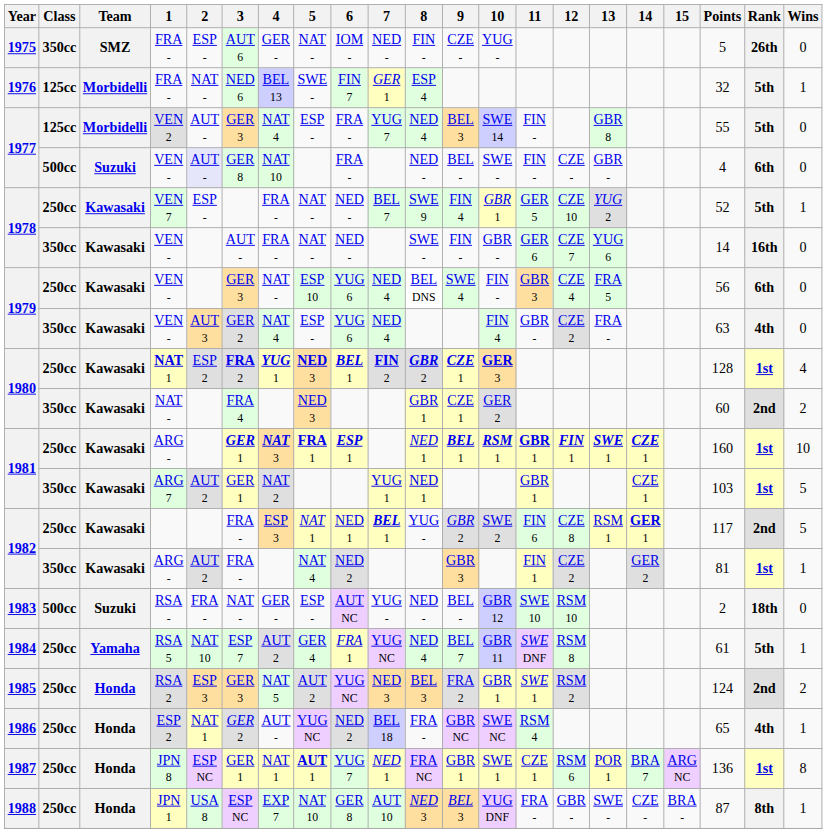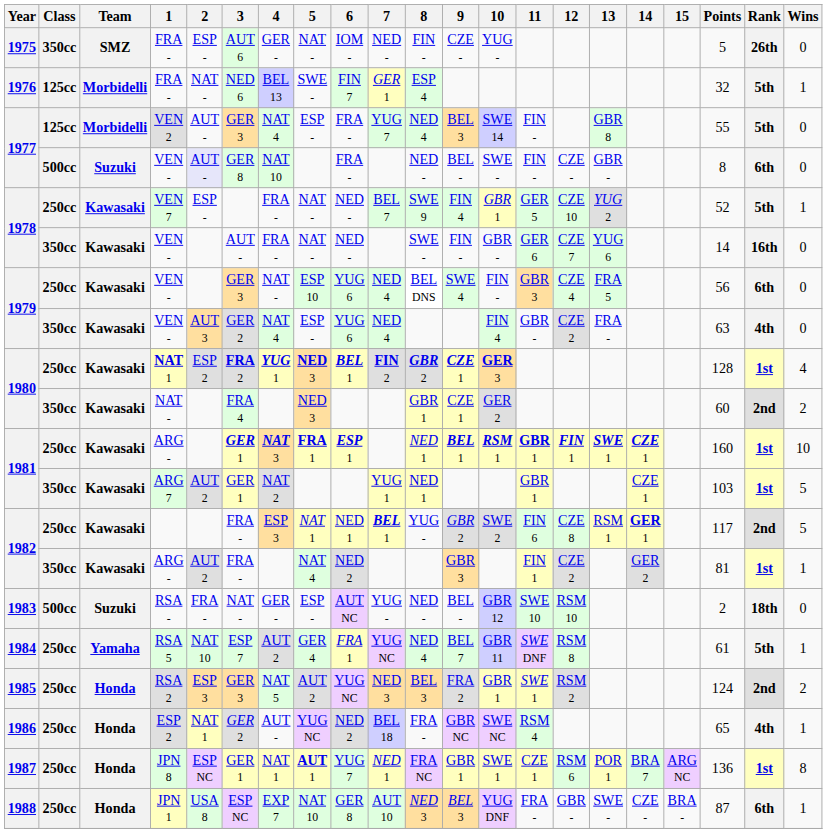(722, 168) 4 -> (722, 168) 8
(764, 808) 8th -> (764, 808) 6th
